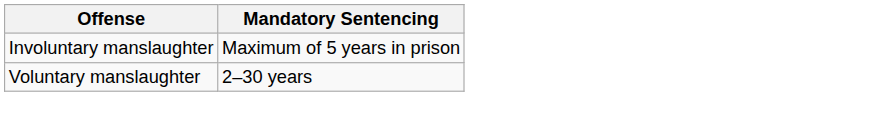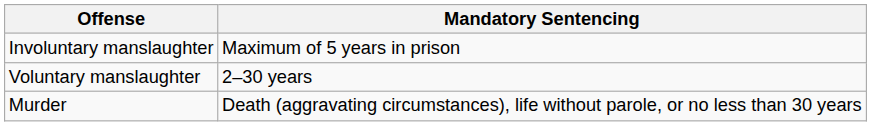+ row: (38, 105)
